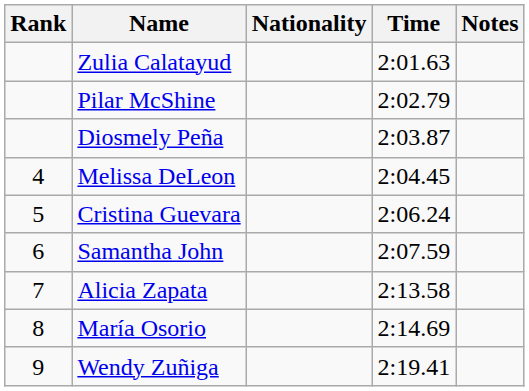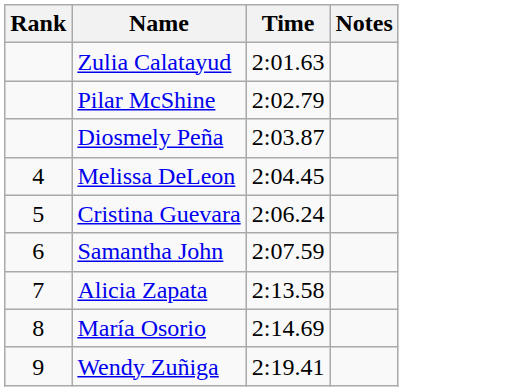- column: (309, 23)
